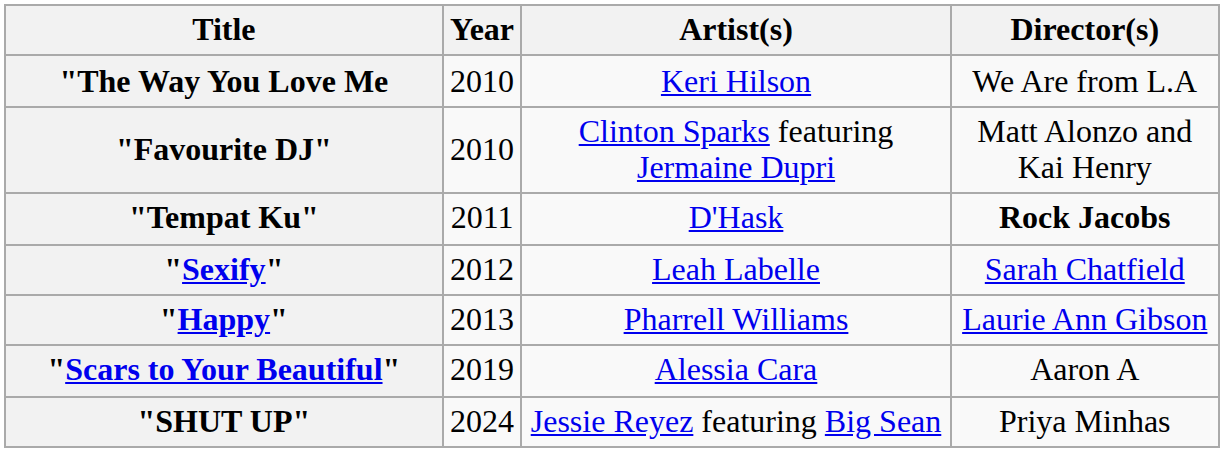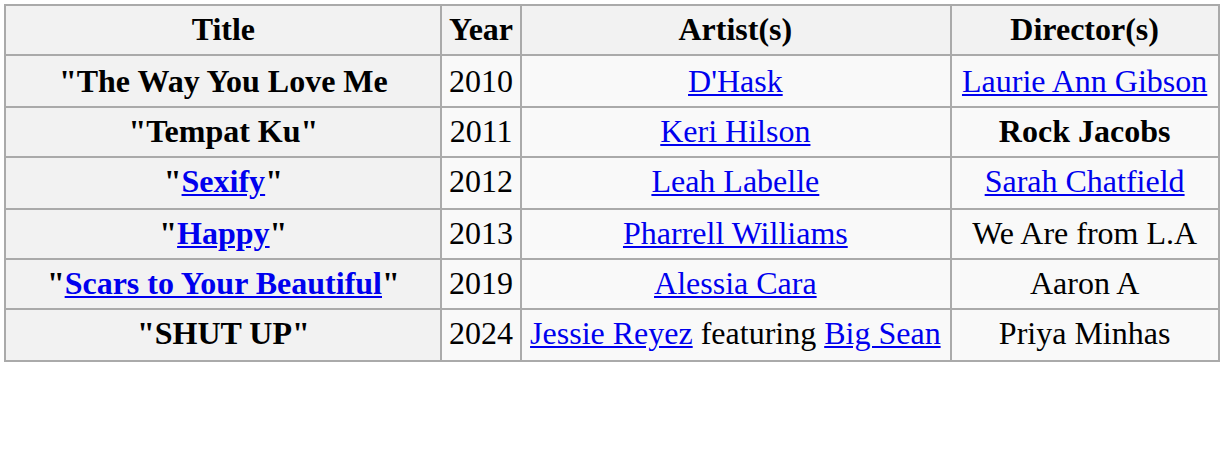(736, 80) Keri Hilson -> (735, 80) D'Hask
(1085, 80) We Are from L.A -> (1085, 80) Laurie Ann Gibson
- row: (224, 149)
(736, 218) D'Hask -> (735, 131) Keri Hilson
(1085, 319) Laurie Ann Gibson -> (1085, 232) We Are from L.A
